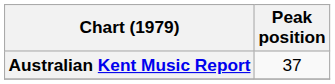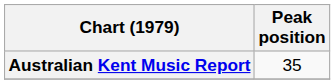(292, 65) 37 -> (292, 65) 35
